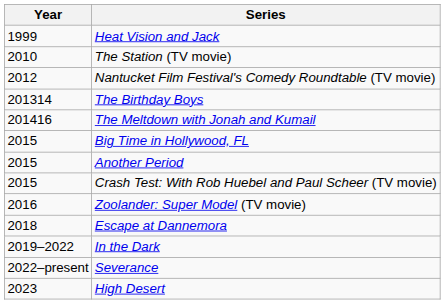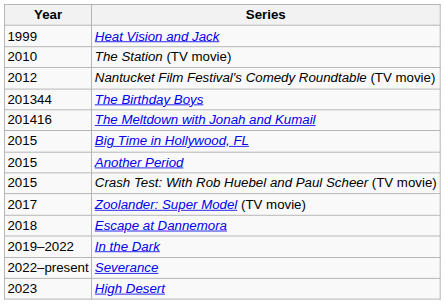(30, 99) 201314 -> (30, 99) 201344
(22, 204) 2016 -> (22, 204) 2017
